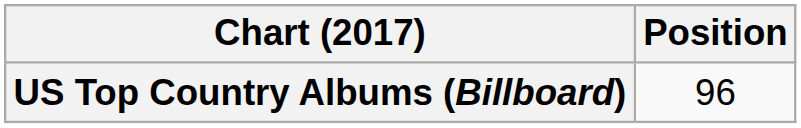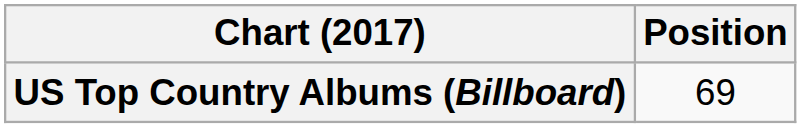(715, 91) 96 -> (715, 91) 69
